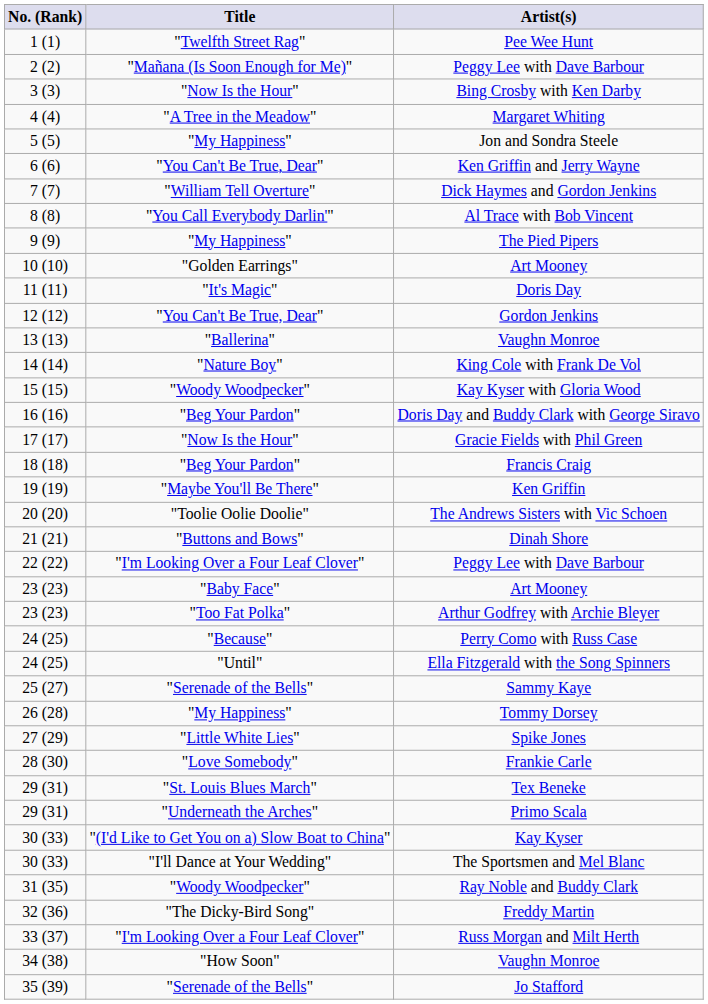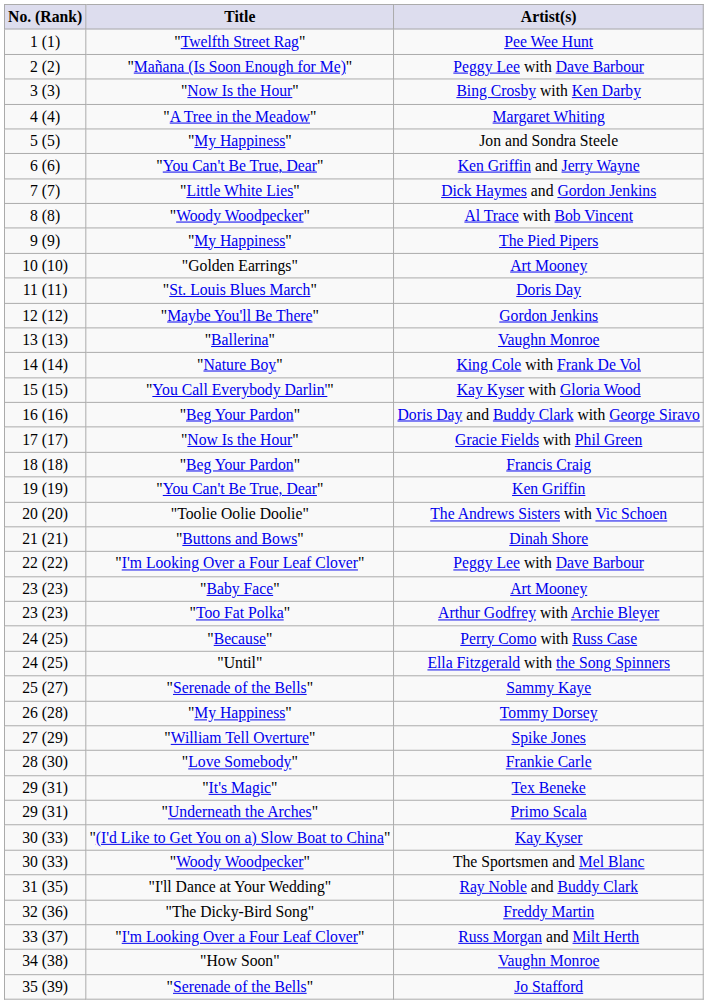(240, 191) "William Tell Overture" -> (240, 191) "Little White Lies"
(240, 215) "You Call Everybody Darlin'" -> (240, 215) "Woody Woodpecker"
(240, 290) "It's Magic" -> (240, 290) "St. Louis Blues March"
(240, 315) "You Can't Be True, Dear" -> (240, 315) "Maybe You'll Be There"
(240, 389) "Woody Woodpecker" -> (240, 389) "You Call Everybody Darlin'"
(240, 489) "Maybe You'll Be There" -> (240, 489) "You Can't Be True, Dear"
(240, 738) "Little White Lies" -> (240, 738) "William Tell Overture"
(240, 787) "St. Louis Blues March" -> (240, 787) "It's Magic"
(240, 862) "I'll Dance at Your Wedding" -> (240, 862) "Woody Woodpecker"
(240, 887) "Woody Woodpecker" -> (240, 887) "I'll Dance at Your Wedding"
